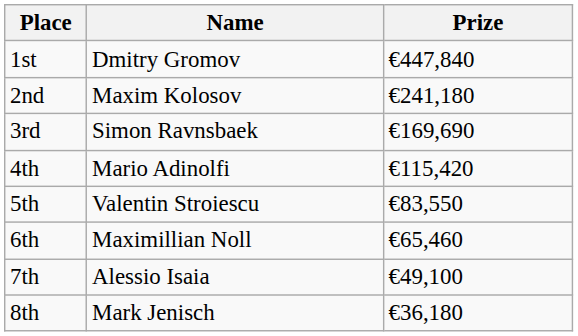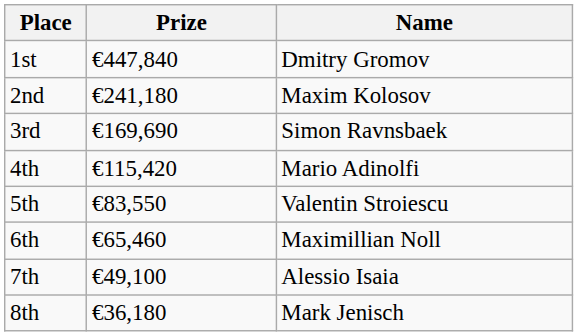columns swapped: (235, 22) <-> (478, 22)
